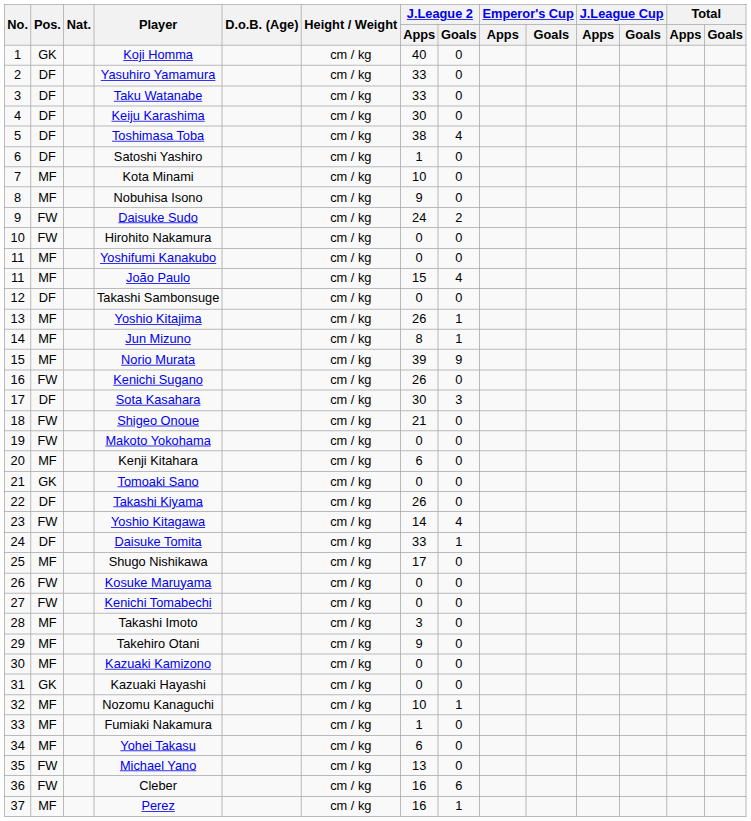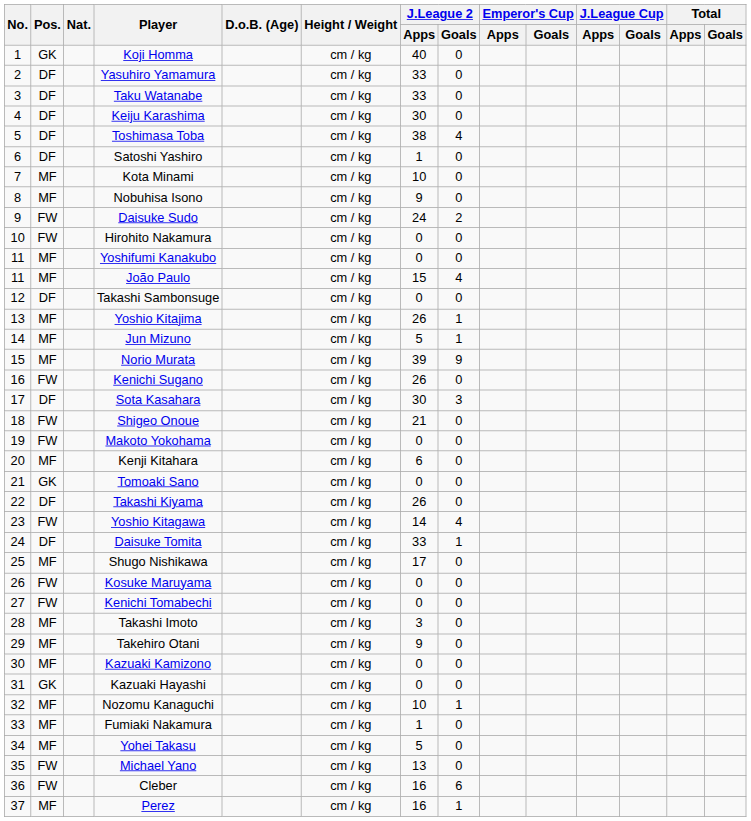(419, 339) 8 -> (419, 339) 5
(419, 745) 6 -> (419, 745) 5
